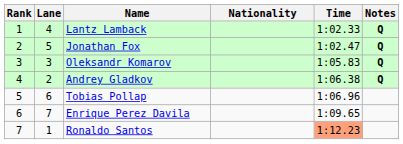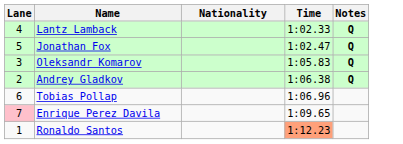- column: (19, 13)
(49, 113) no background -> (19, 113) pink background
